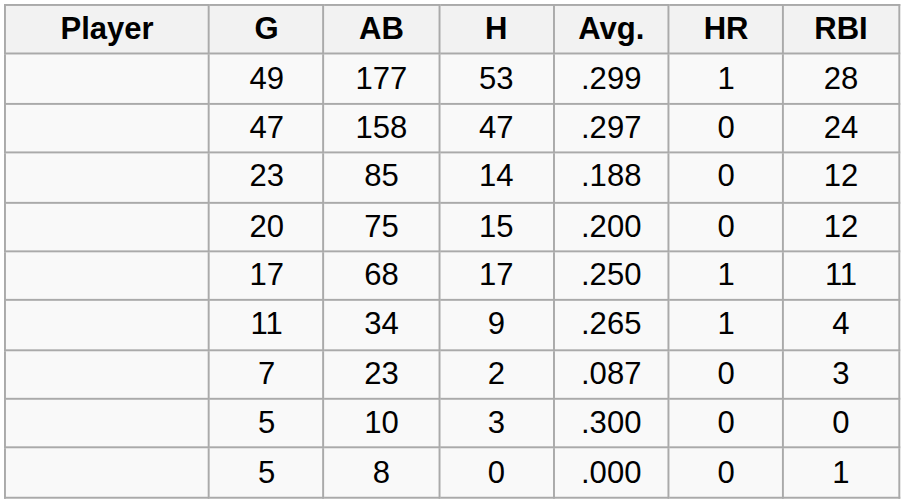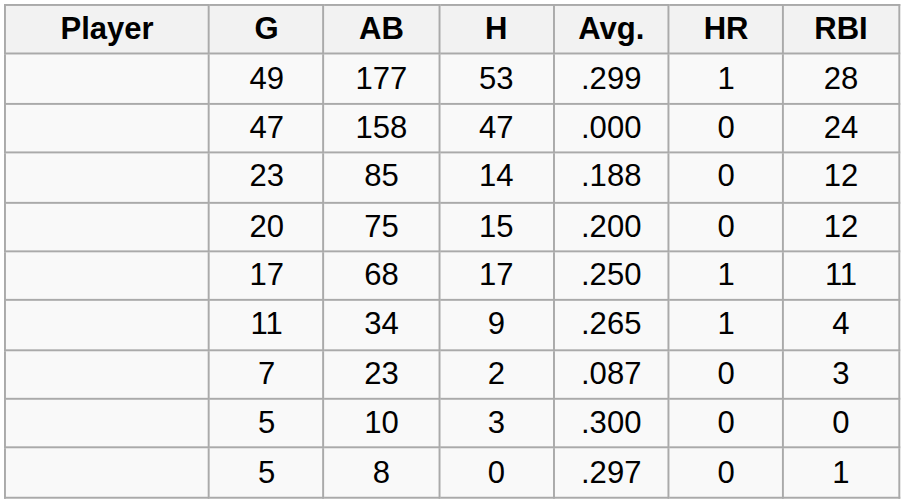(611, 127) .297 -> (611, 127) .000
(611, 472) .000 -> (611, 472) .297
